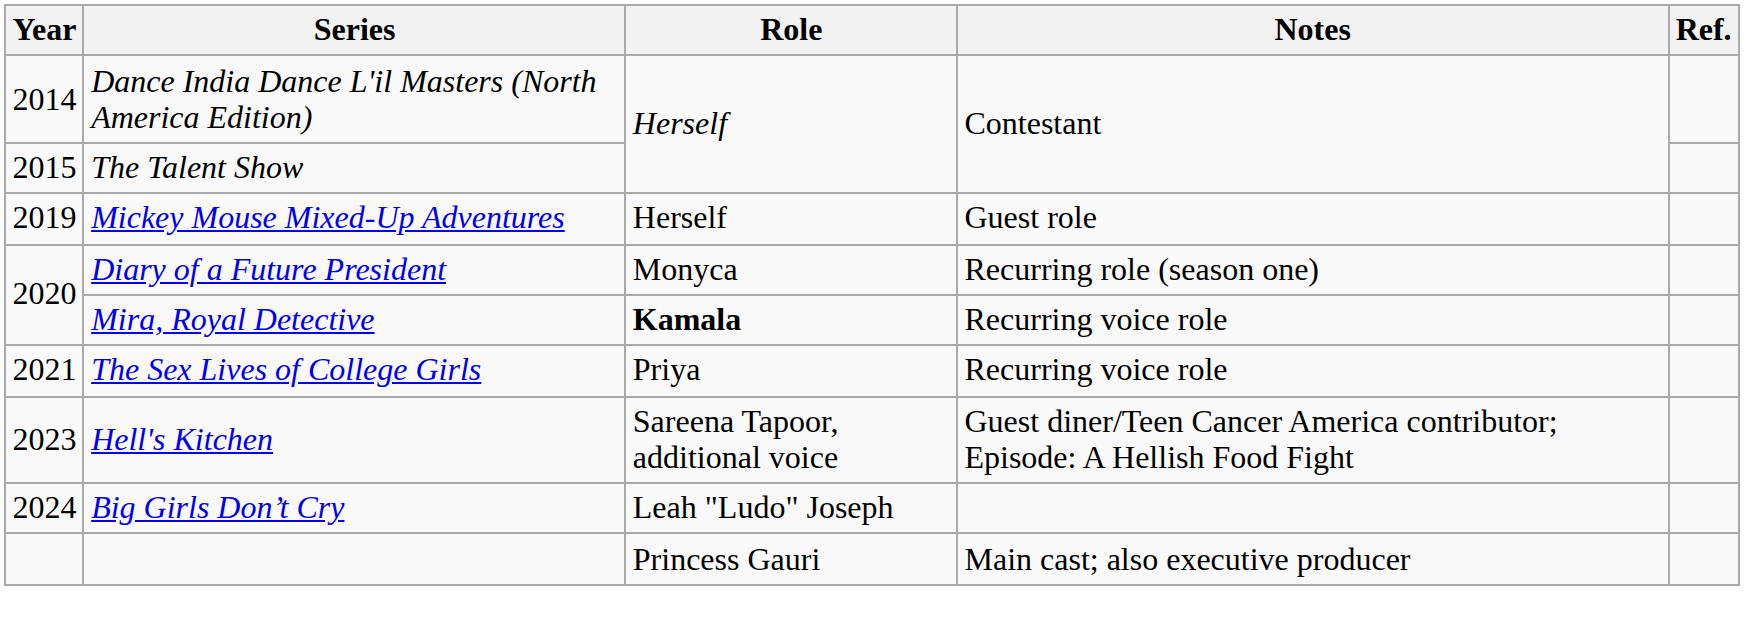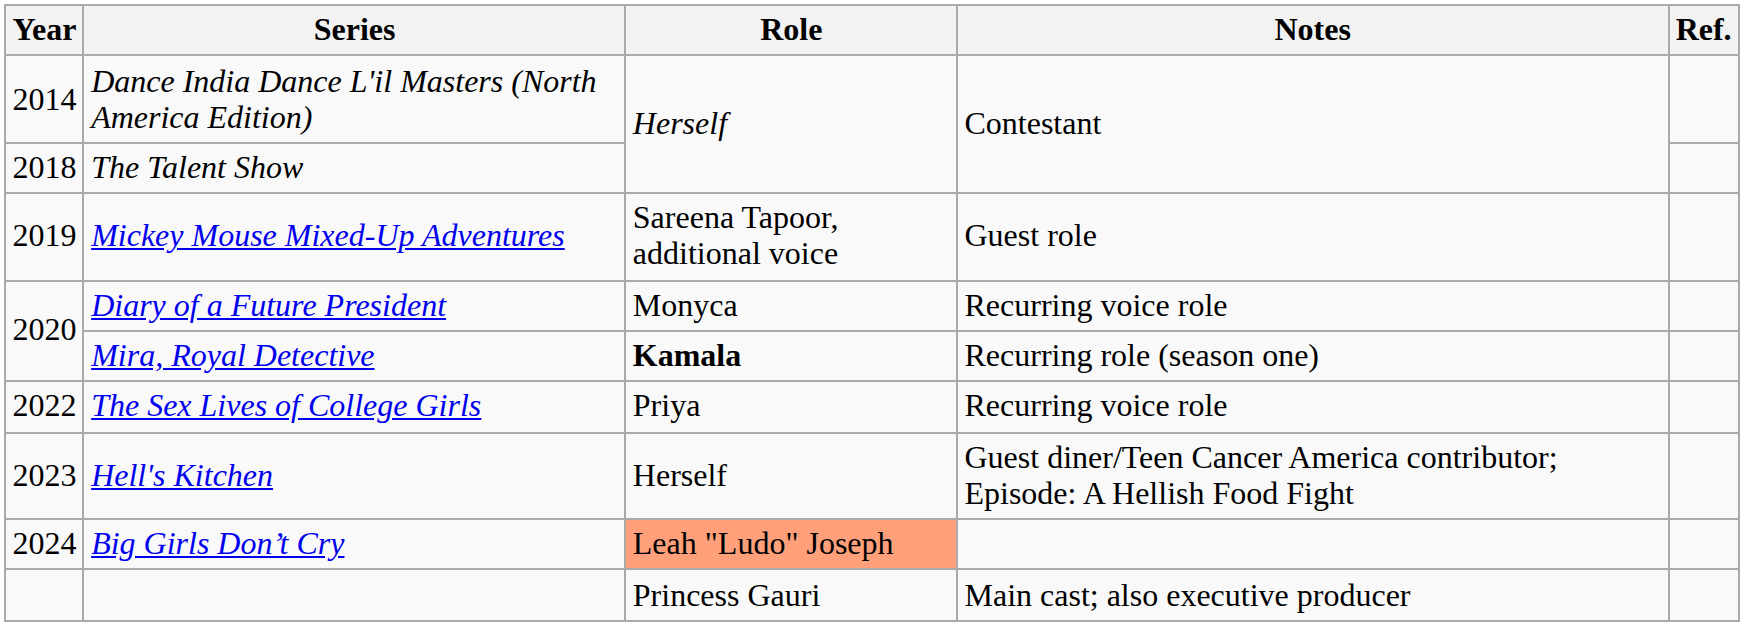(44, 167) 2015 -> (44, 167) 2018
(680, 218) Herself -> (736, 236) Sareena Tapoor, additional voice
(1142, 268) Recurring role (season one) -> (1096, 304) Recurring voice role
(1096, 319) Recurring voice role -> (1142, 355) Recurring role (season one)
(44, 370) 2021 -> (44, 406) 2022
(736, 439) Sareena Tapoor, additional voice -> (680, 475) Herself
(763, 507) no background -> (763, 543) lightsalmon background
